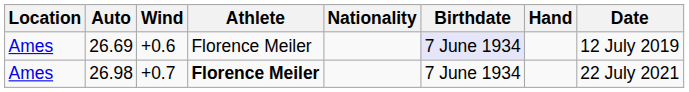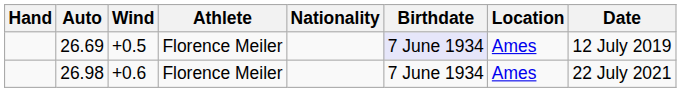columns swapped: (550, 18) <-> (45, 18)
(158, 45) +0.6 -> (129, 45) +0.5
(158, 73) +0.7 -> (129, 73) +0.6
(255, 73) bold -> (222, 73) normal
